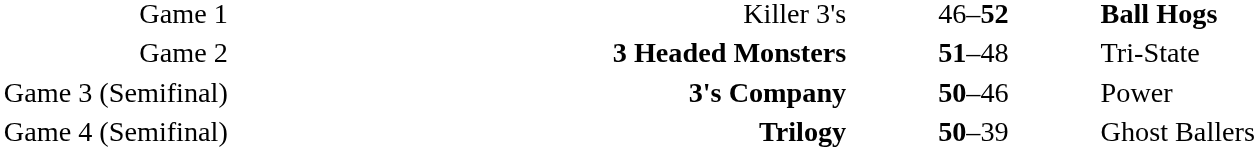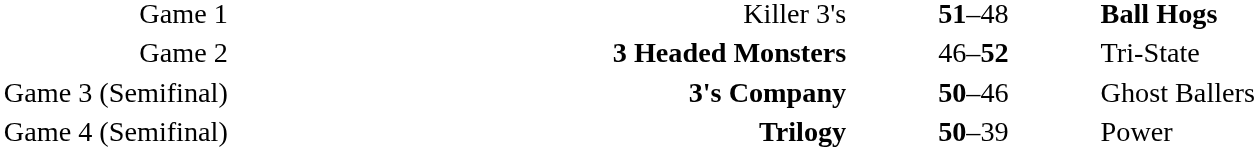(973, 13) 46–52 -> (973, 13) 51–48
(973, 53) 51–48 -> (973, 53) 46–52
(1137, 92) Power -> (1178, 92) Ghost Ballers
(1178, 131) Ghost Ballers -> (1137, 131) Power
